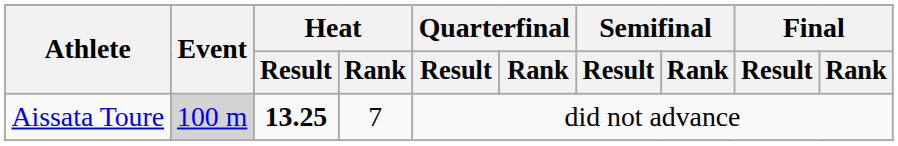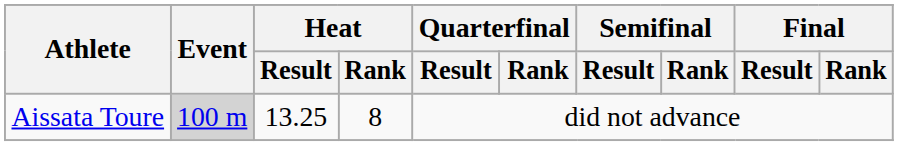(296, 117) bold -> (296, 117) normal
(375, 117) 7 -> (375, 117) 8
